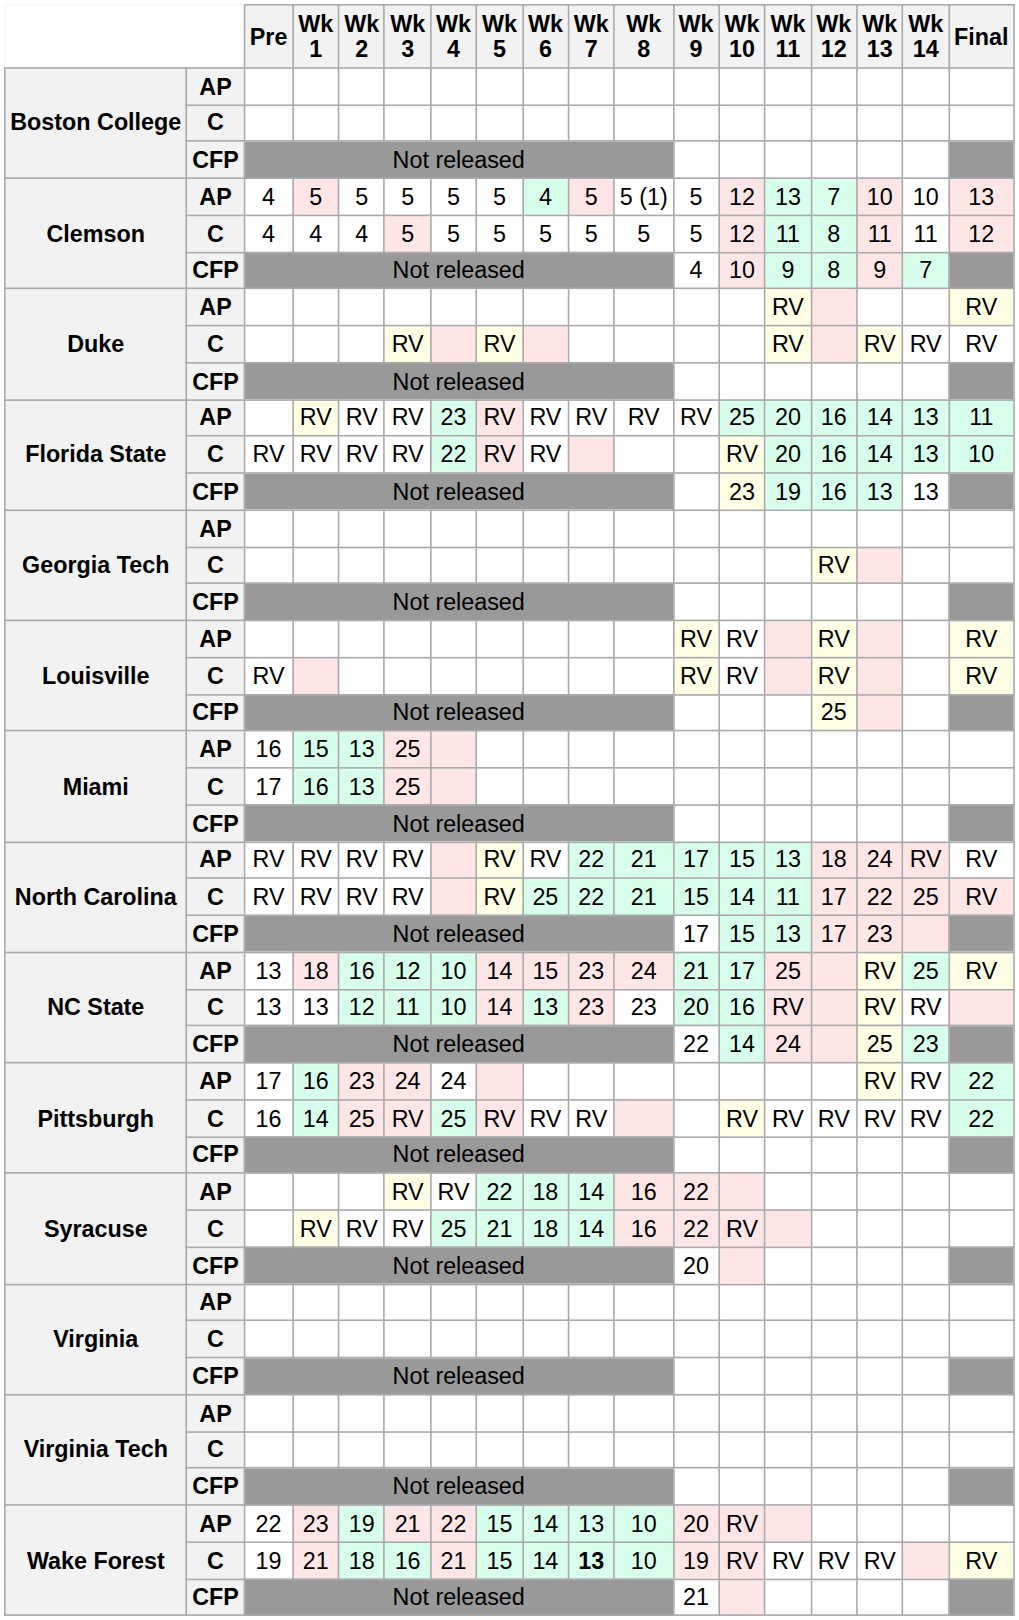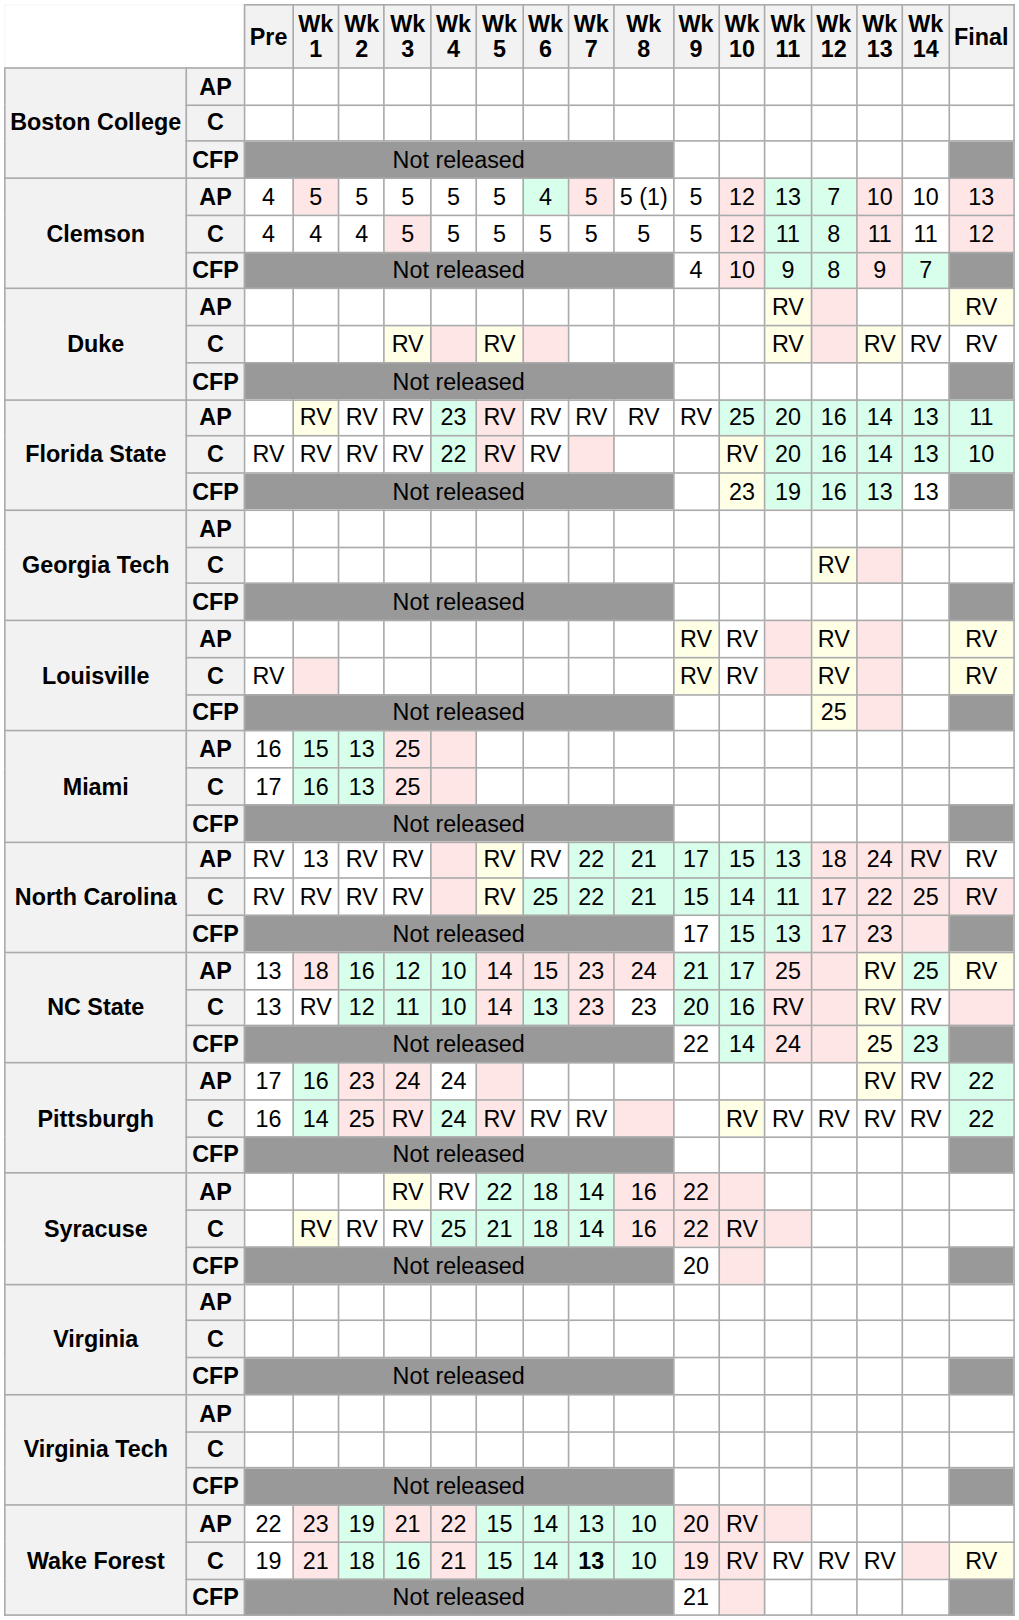(316, 860) RV -> (316, 860) 13
(316, 1008) 13 -> (316, 1008) RV
(454, 1118) 25 -> (454, 1118) 24
